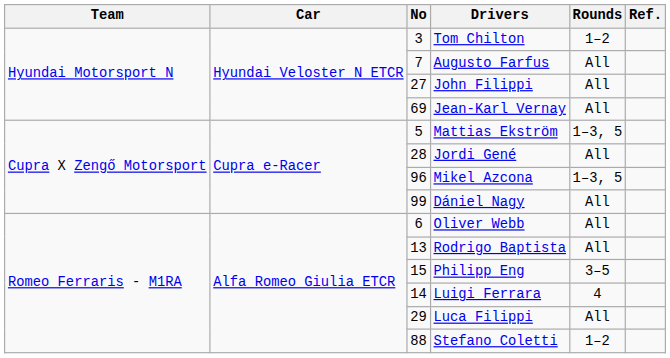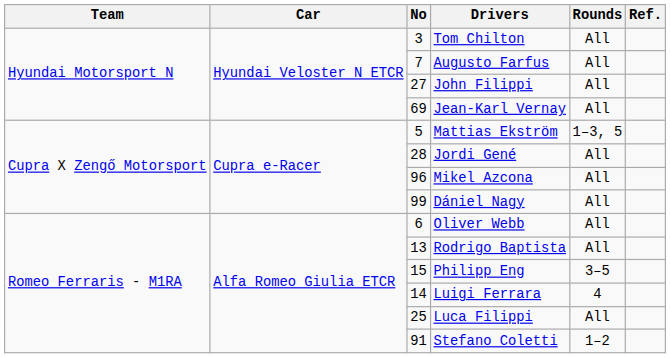(597, 39) 1–2 -> (597, 39) All
(597, 178) 1–3, 5 -> (597, 178) All
(419, 317) 29 -> (419, 317) 25
(419, 341) 88 -> (419, 341) 91
